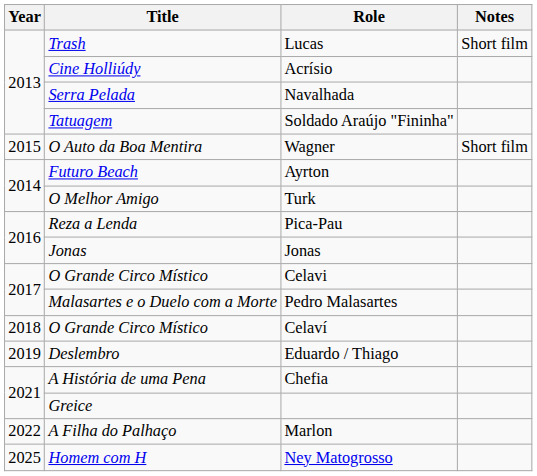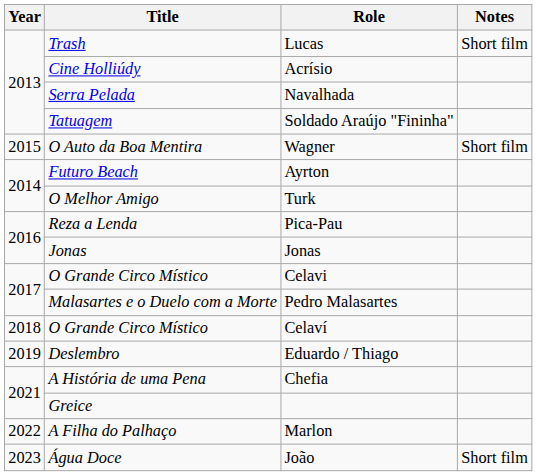+ row: (299, 457)
- row: (339, 457)
